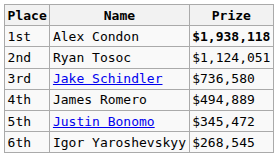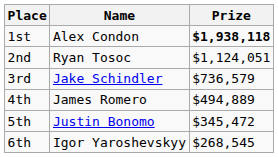(223, 79) $736,580 -> (223, 79) $736,579
